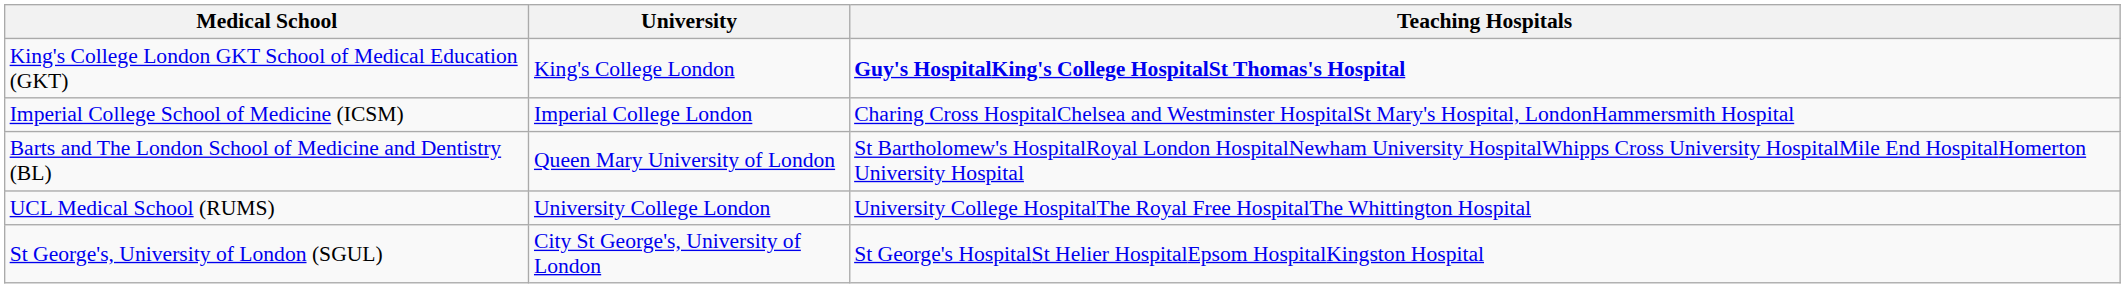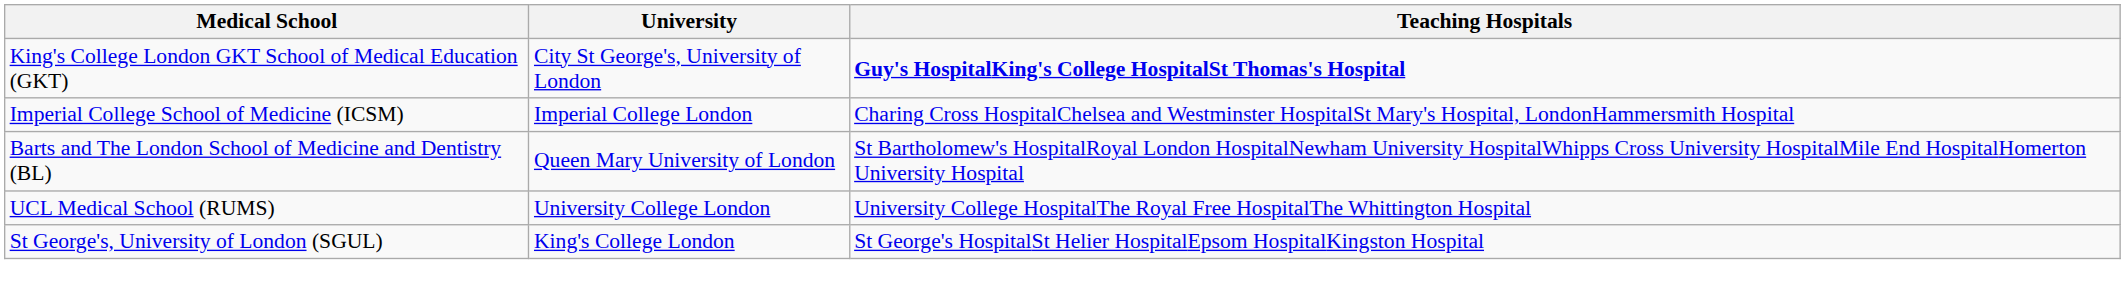(634, 68) King's College London -> (667, 68) City St George's, University of London
(667, 253) City St George's, University of London -> (634, 241) King's College London
